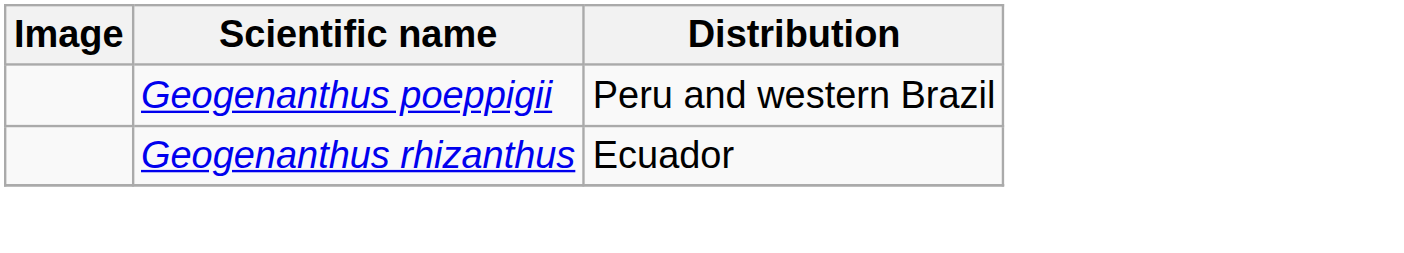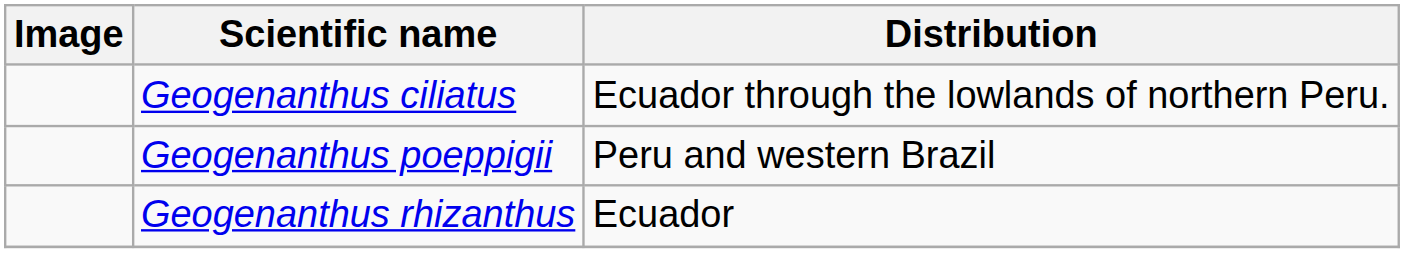+ row: (329, 94)
